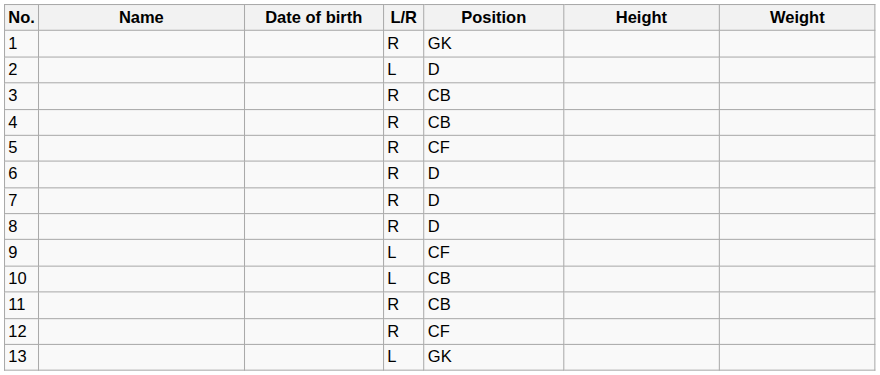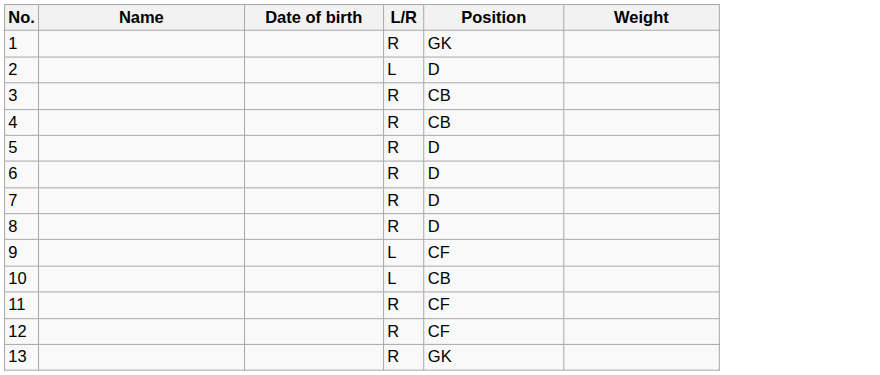- column: (641, 17)
(439, 148) CF -> (434, 148) D
(439, 305) CB -> (439, 305) CF
(392, 357) L -> (393, 357) R
